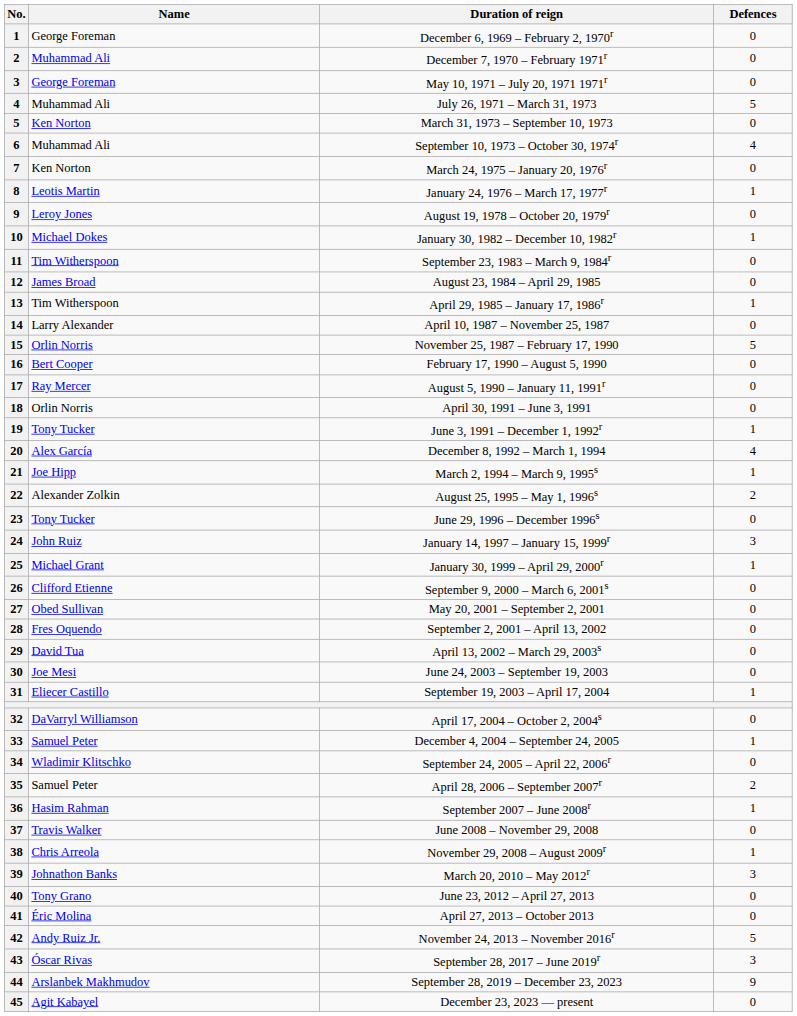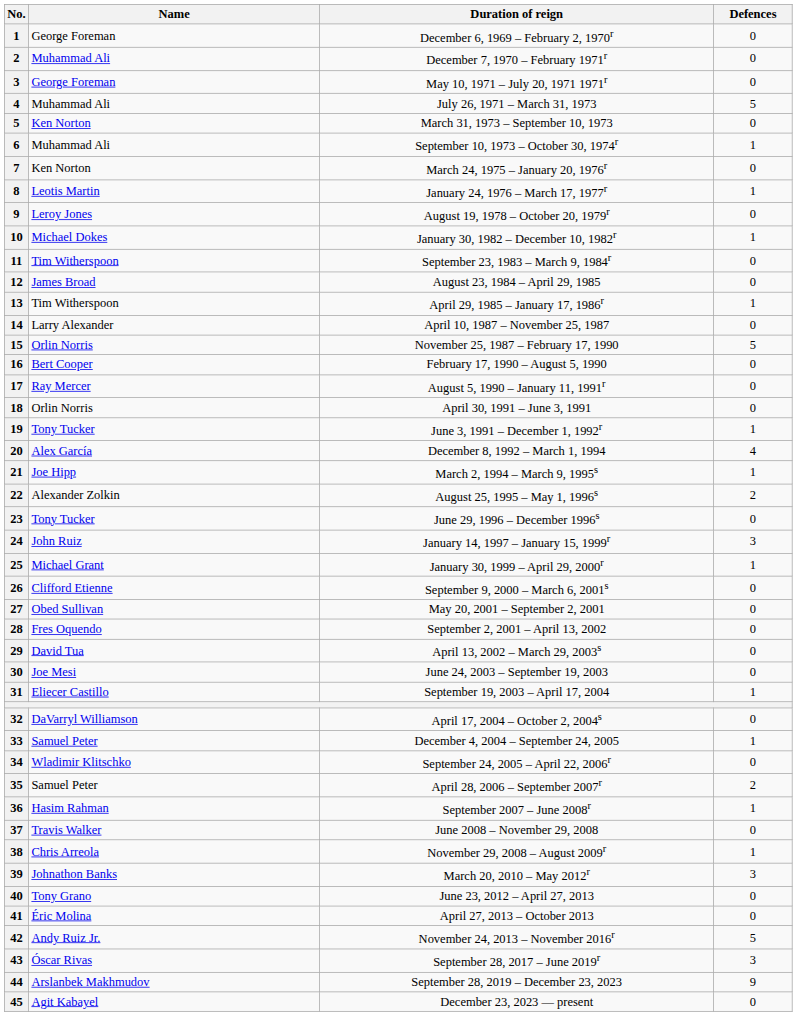(753, 144) 4 -> (753, 144) 1
